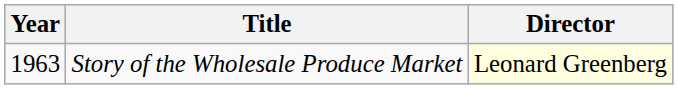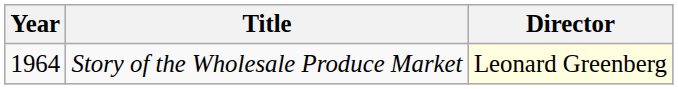(35, 63) 1963 -> (35, 63) 1964
